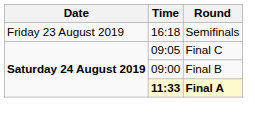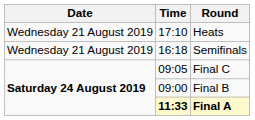+ row: (208, 32)
(65, 32) Friday 23 August 2019 -> (80, 50) Wednesday 21 August 2019
